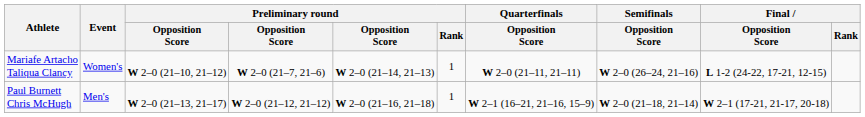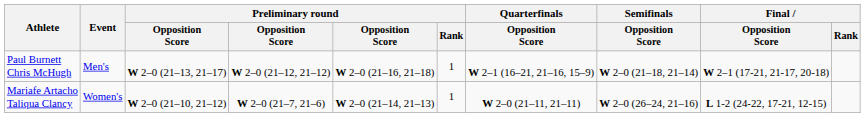rows swapped: (39, 97) <-> (42, 66)
